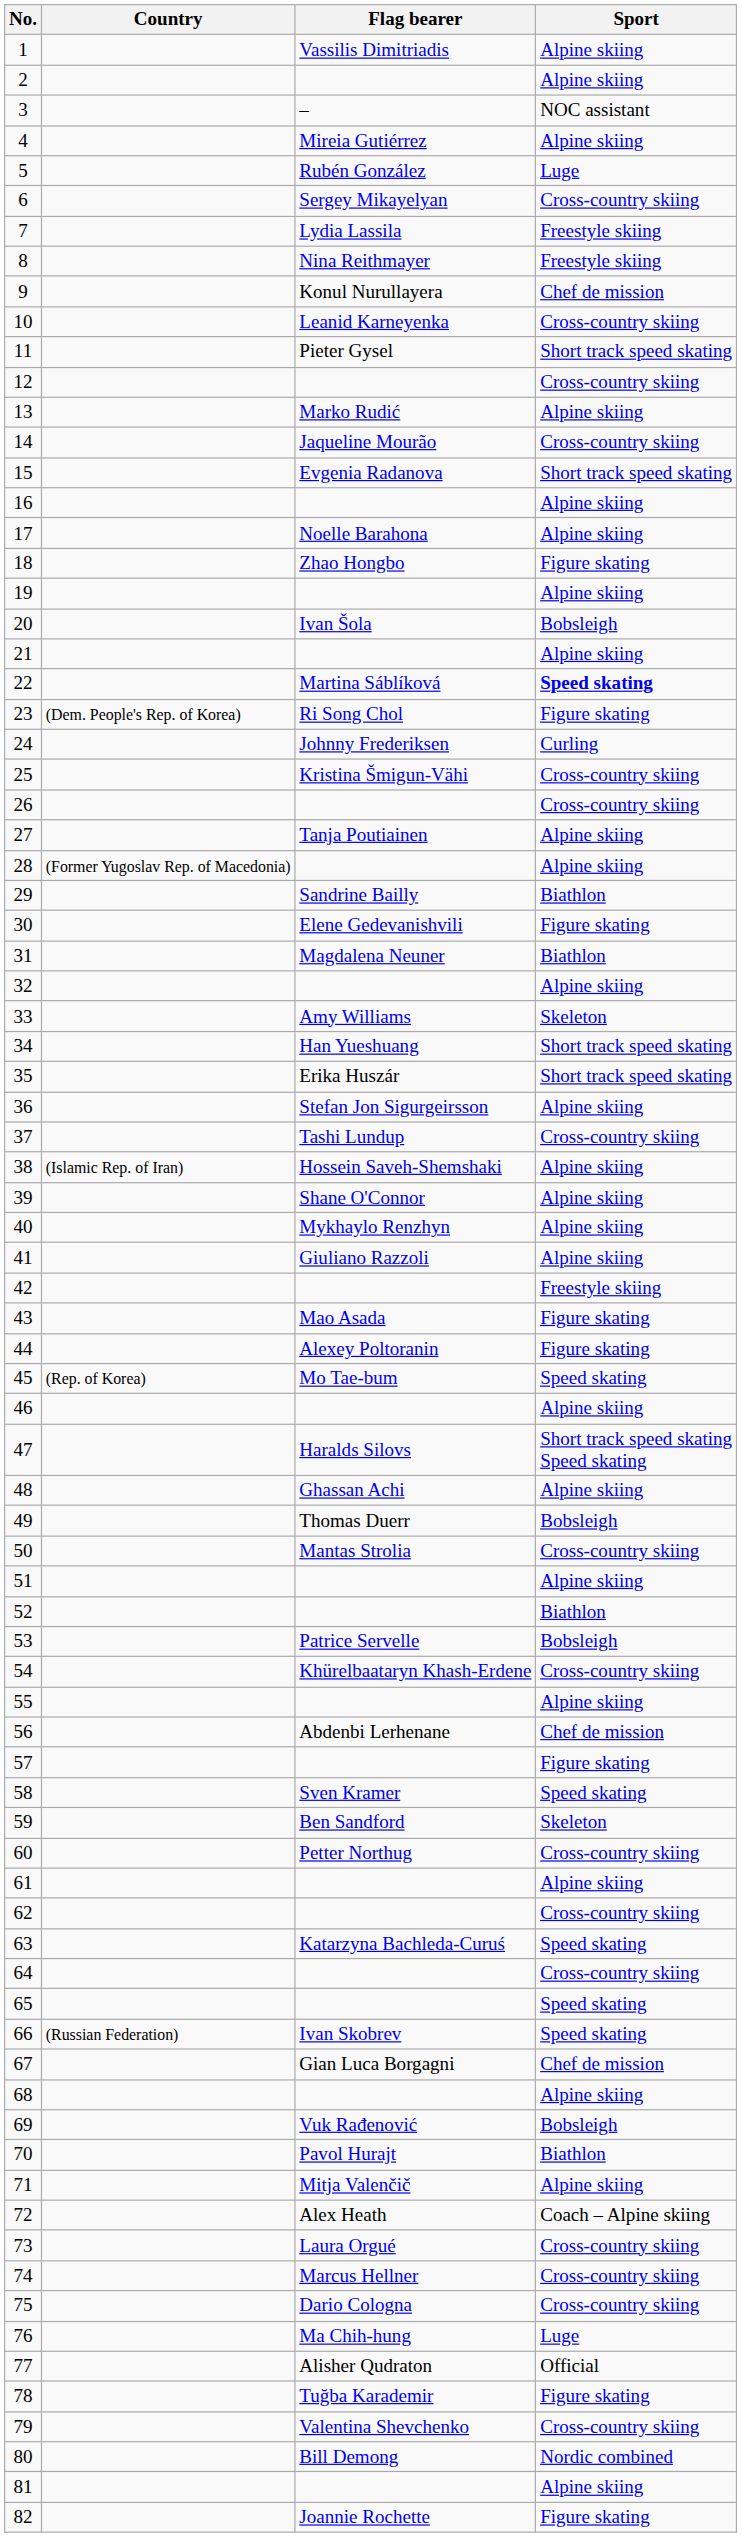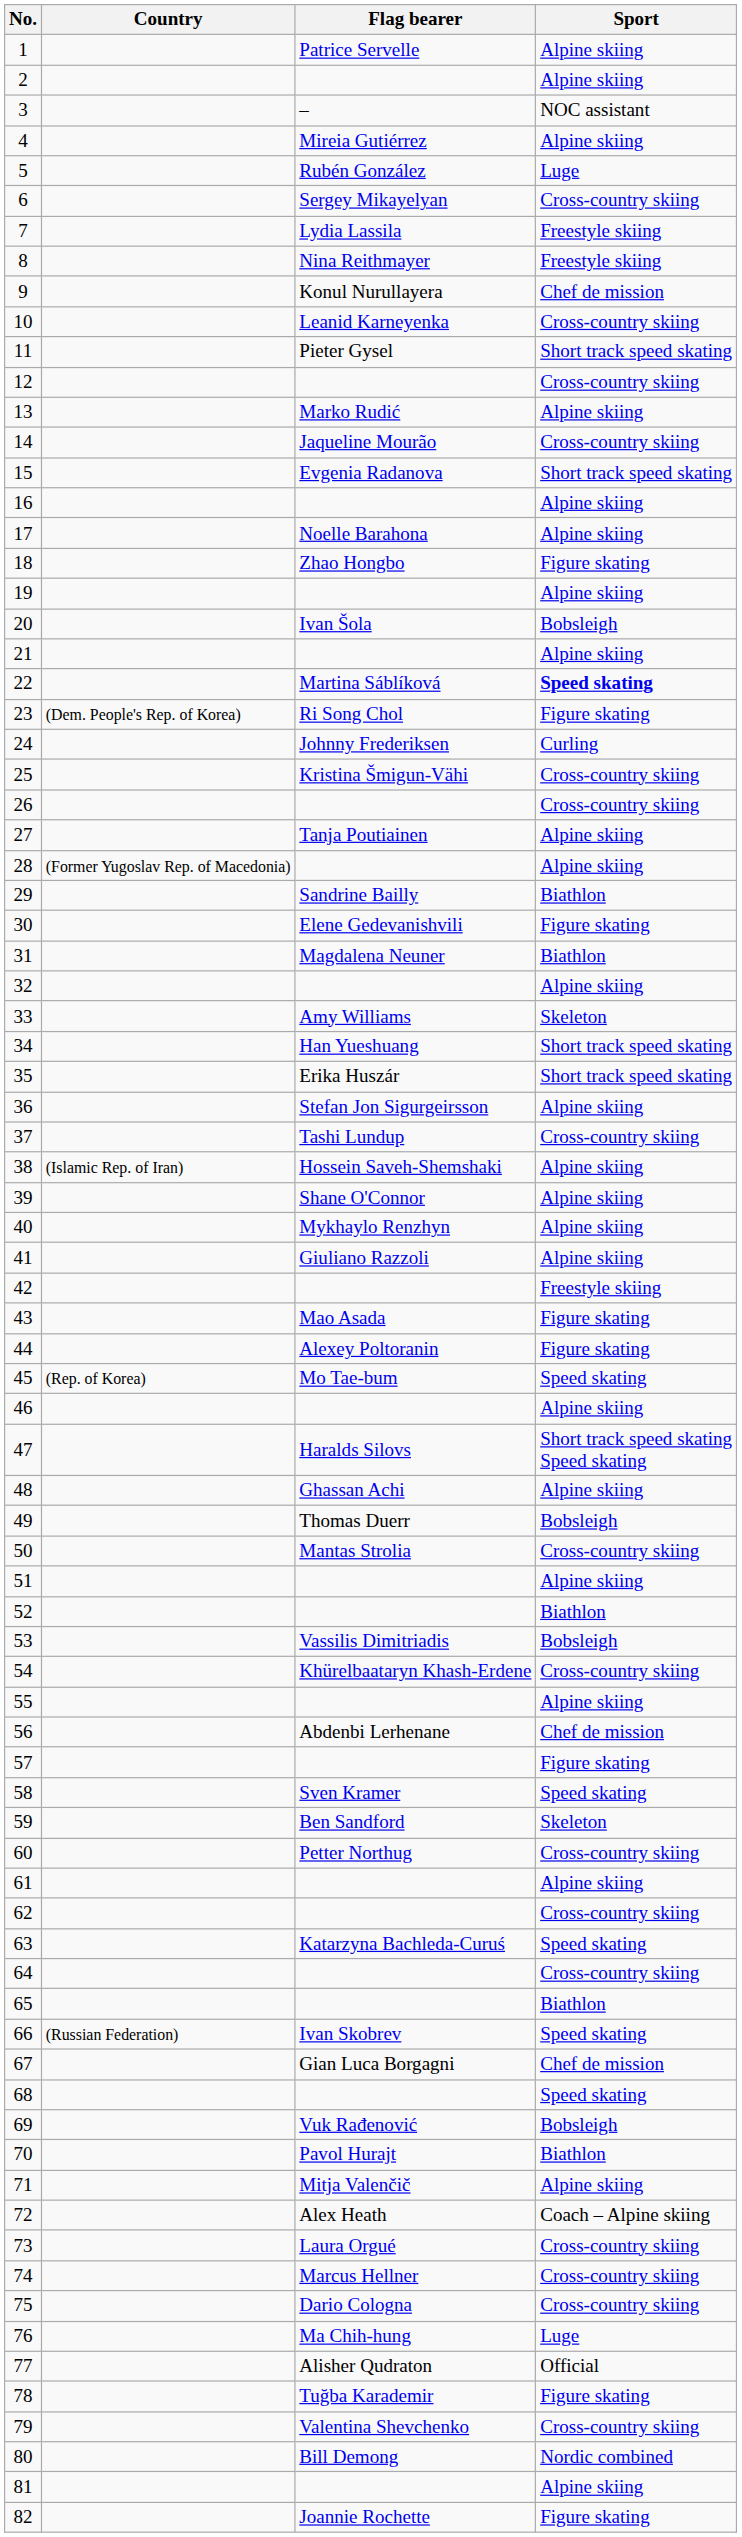(374, 49) Vassilis Dimitriadis -> (359, 49) Patrice Servelle
(359, 1641) Patrice Servelle -> (374, 1641) Vassilis Dimitriadis
(593, 2003) Speed skating -> (573, 2003) Biathlon
(592, 2094) Alpine skiing -> (593, 2094) Speed skating
